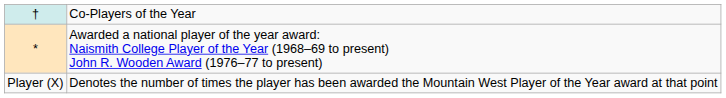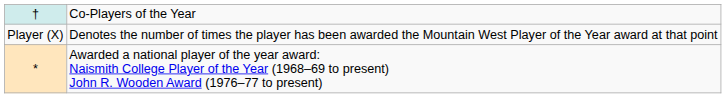rows swapped: (35, 48) <-> (35, 83)
